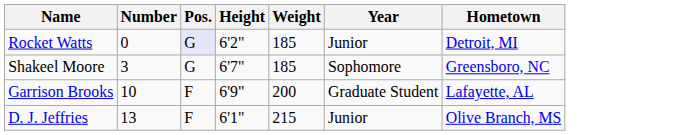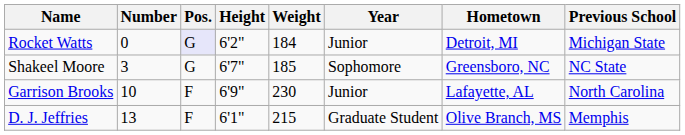+ column: (622, 17)
(284, 42) 185 -> (284, 42) 184
(284, 92) 200 -> (284, 92) 230
(383, 92) Graduate Student -> (348, 92) Junior
(348, 117) Junior -> (383, 117) Graduate Student
